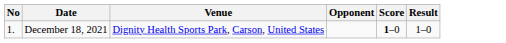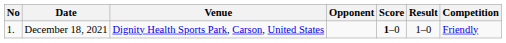+ column: (471, 12)
